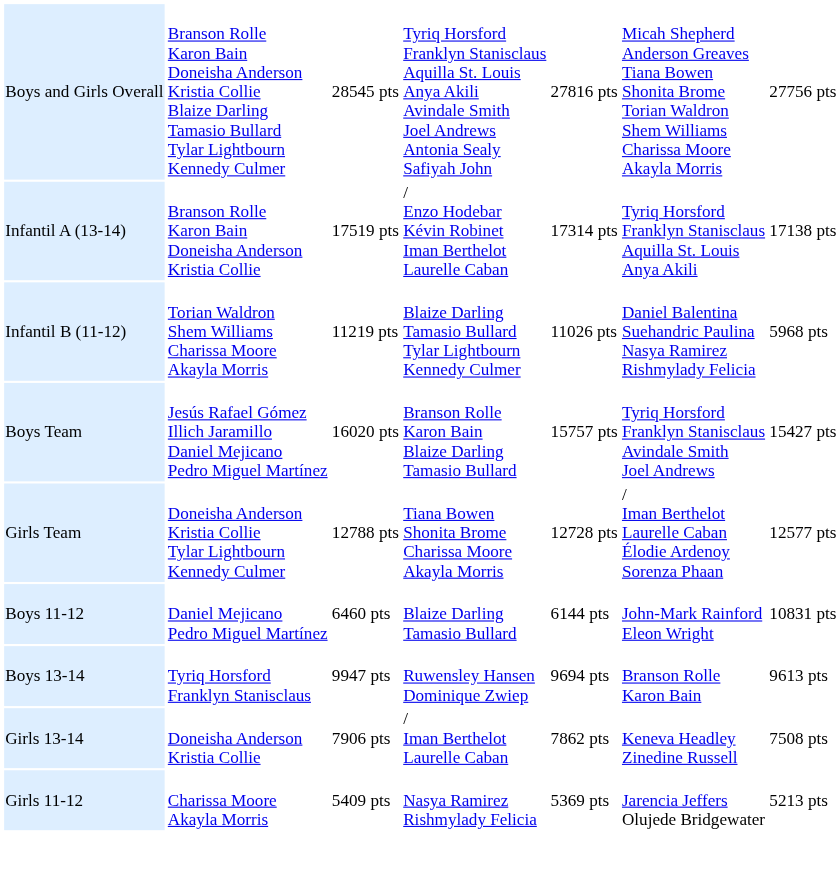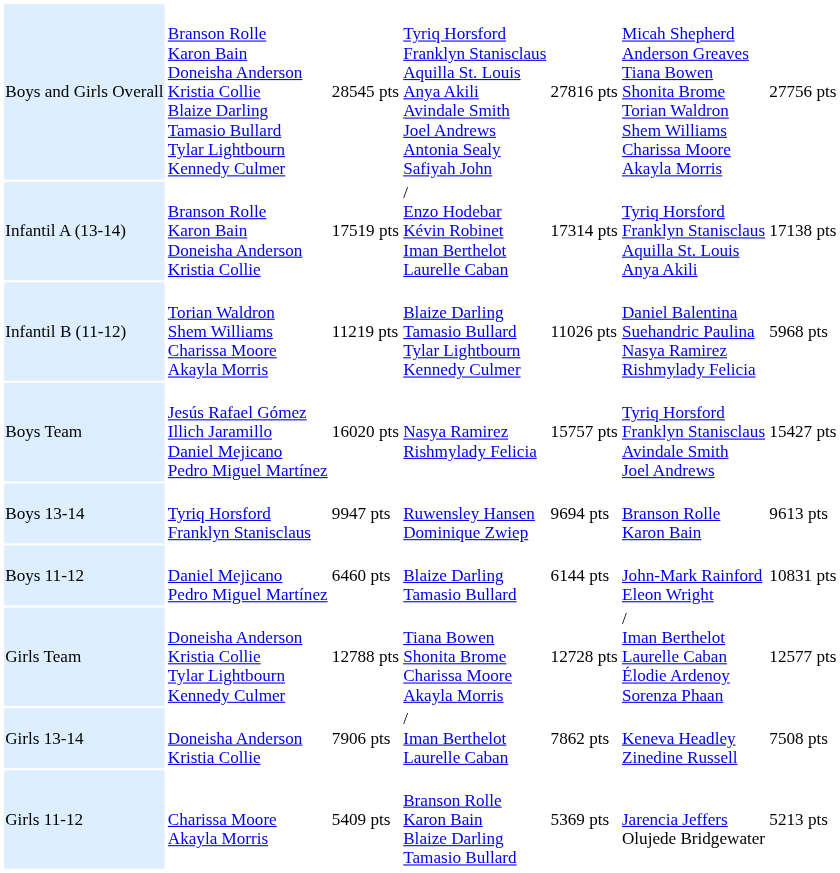(460, 441) Branson Rolle Karon Bain Blaize Darling Tamasio Bullard -> (470, 441) Nasya Ramirez Rishmylady Felicia
rows swapped: (45, 676) <-> (43, 532)
(470, 809) Nasya Ramirez Rishmylady Felicia -> (460, 829) Branson Rolle Karon Bain Blaize Darling Tamasio Bullard
